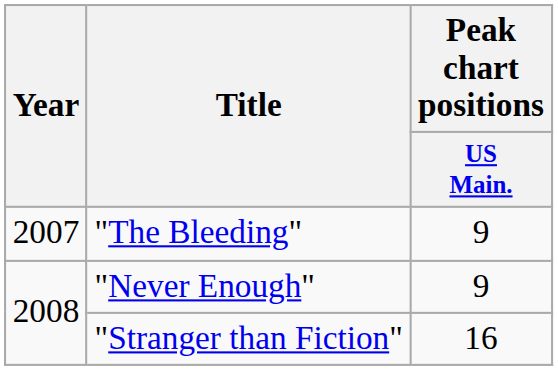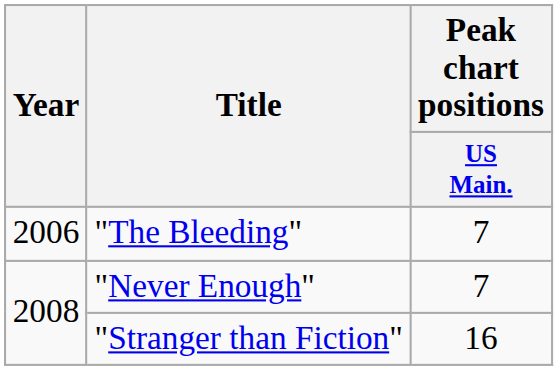(46, 232) 2007 -> (46, 232) 2006
(481, 232) 9 -> (481, 232) 7
(481, 285) 9 -> (481, 285) 7
